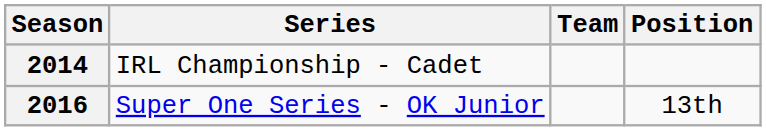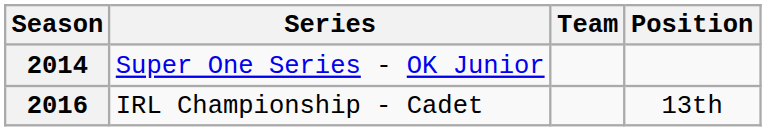(300, 66) IRL Championship - Cadet -> (330, 66) Super One Series - OK Junior
(330, 106) Super One Series - OK Junior -> (300, 106) IRL Championship - Cadet
